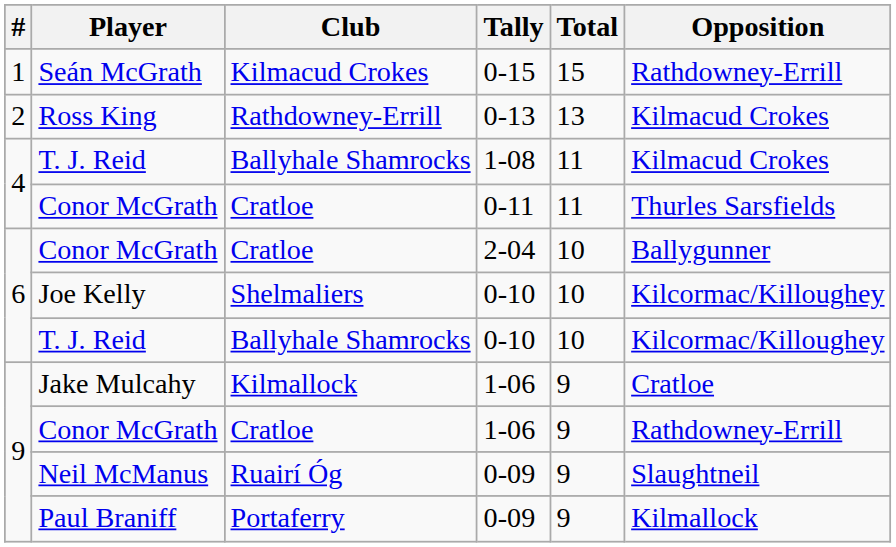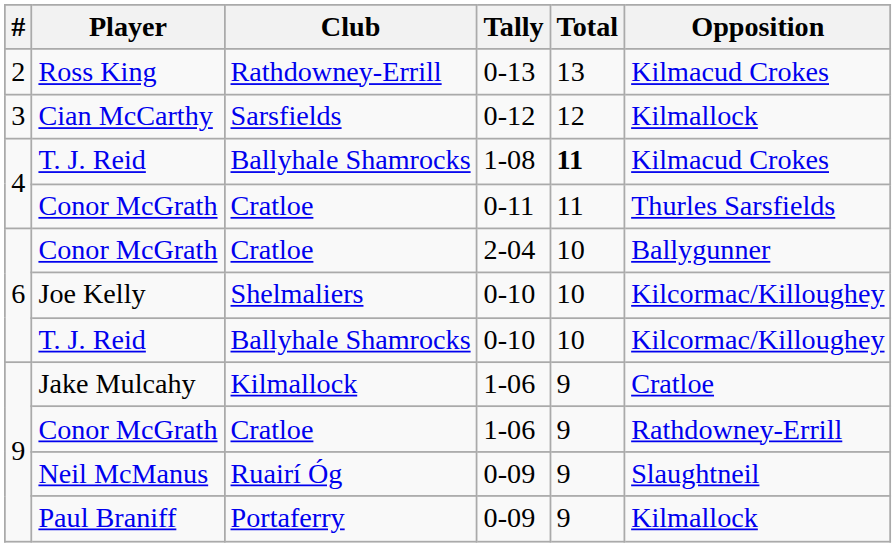- row: (120, 71)
+ row: (126, 116)
(570, 160) normal -> (570, 160) bold
